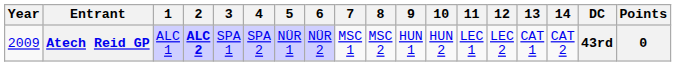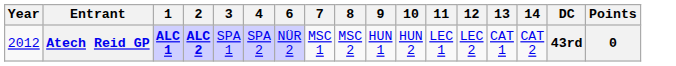- column: (289, 15)
(24, 43) 2009 -> (24, 43) 2012
(168, 43) normal -> (168, 43) bold
